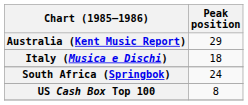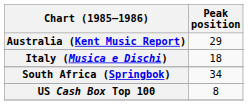(216, 75) 24 -> (216, 75) 34
